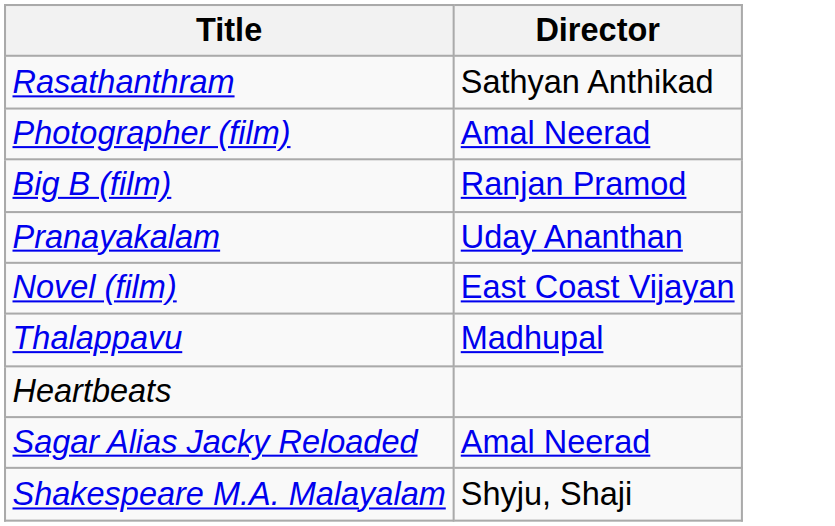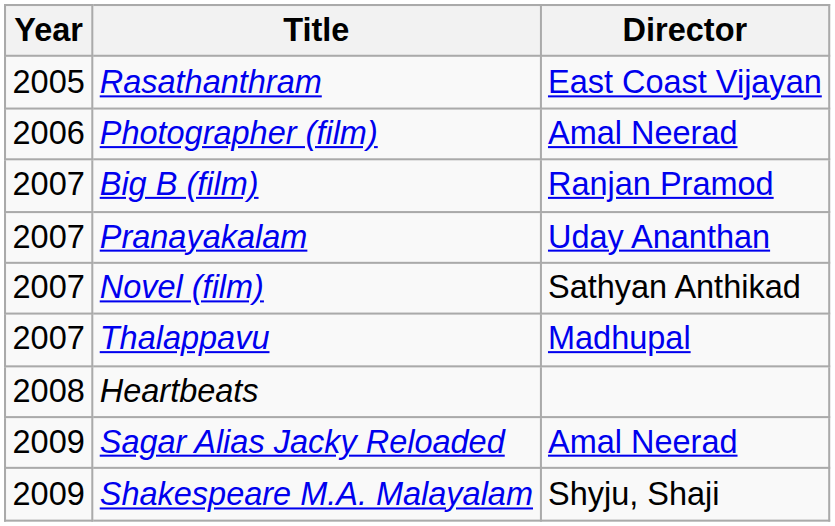+ column: (49, 30)
(587, 81) Sathyan Anthikad -> (685, 81) East Coast Vijayan
(598, 287) East Coast Vijayan -> (674, 287) Sathyan Anthikad
